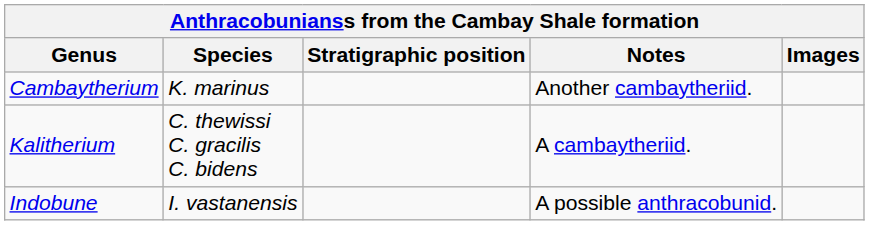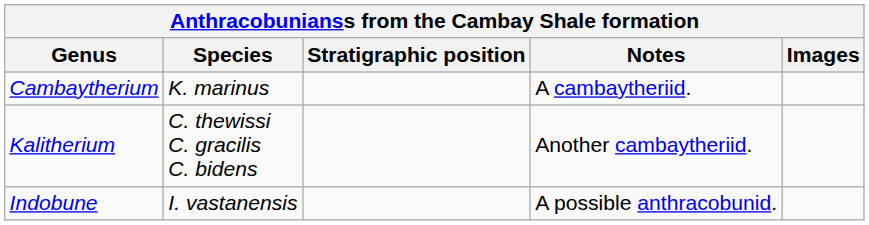(644, 88) Another cambaytheriid. -> (613, 88) A cambaytheriid.
(613, 145) A cambaytheriid. -> (644, 145) Another cambaytheriid.
